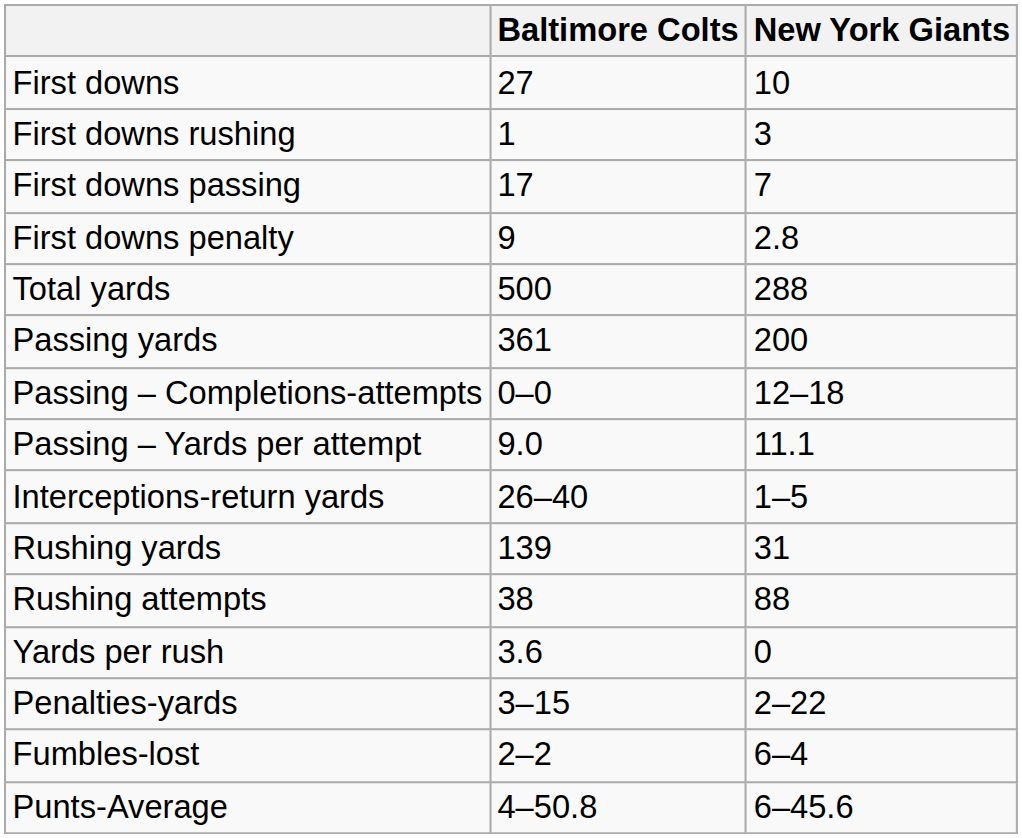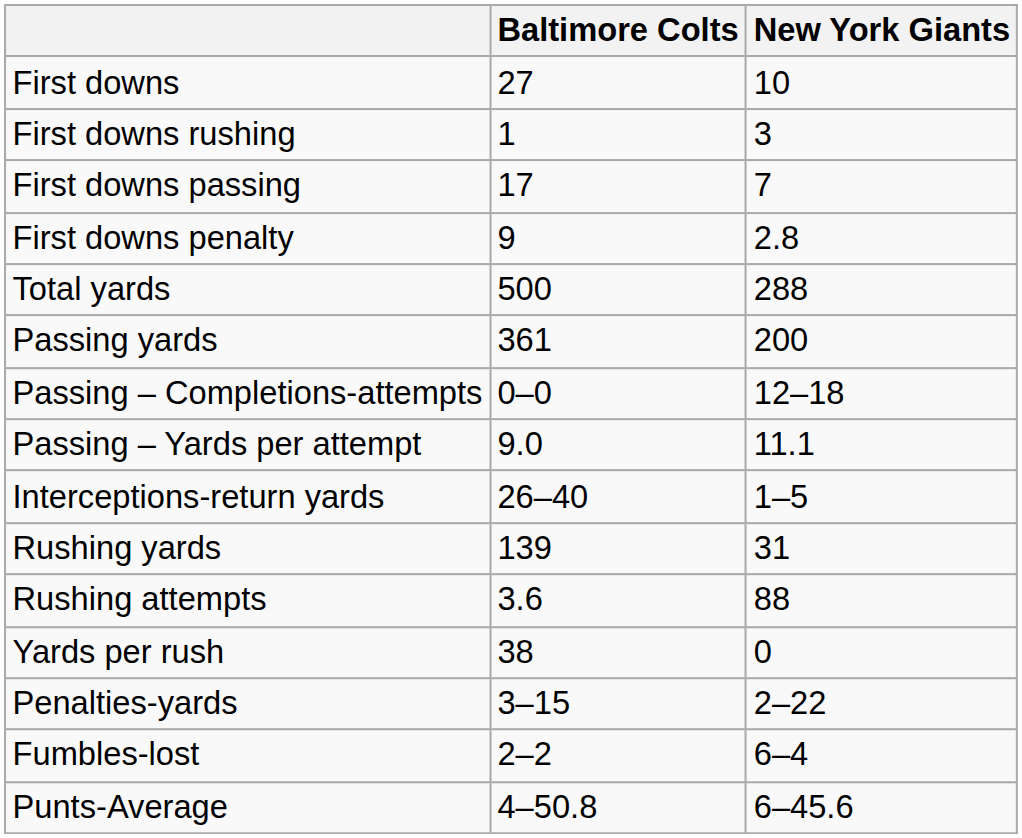(516, 599) 38 -> (520, 599) 3.6
(520, 651) 3.6 -> (516, 651) 38
